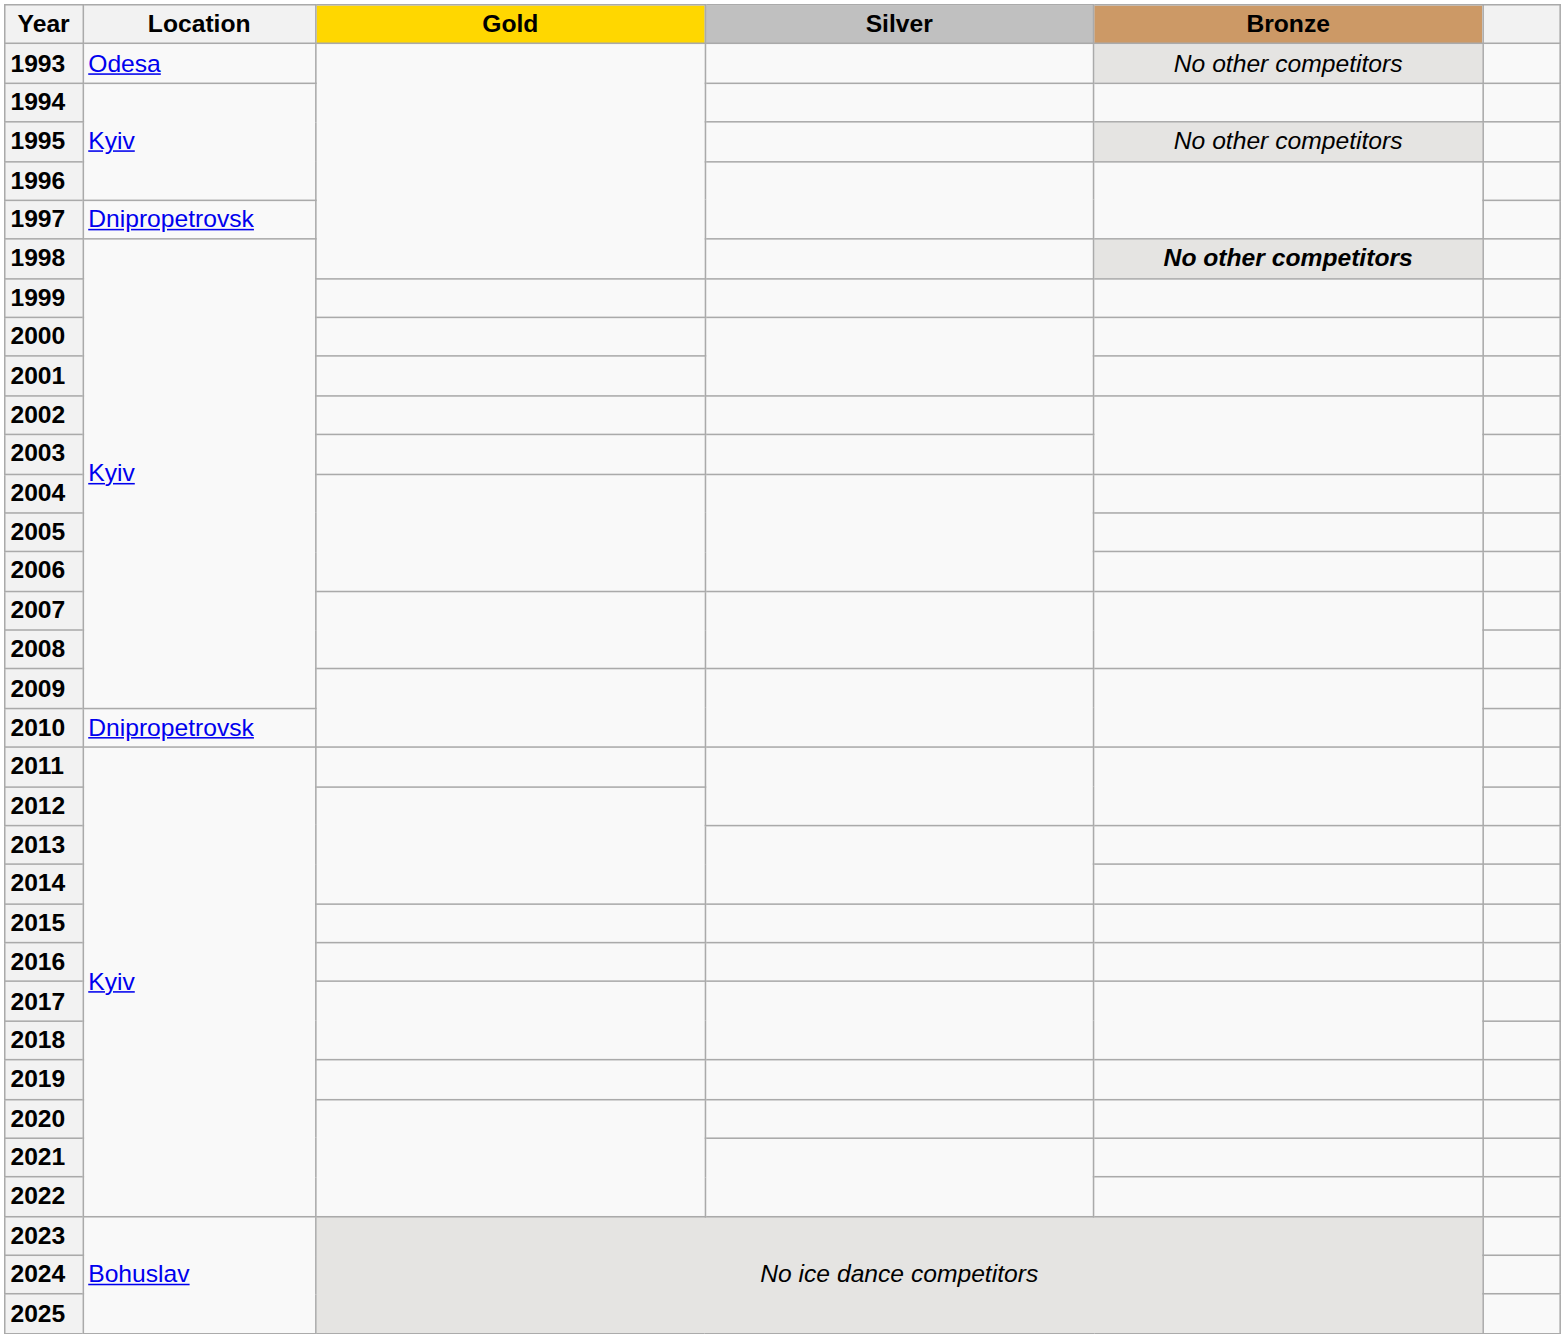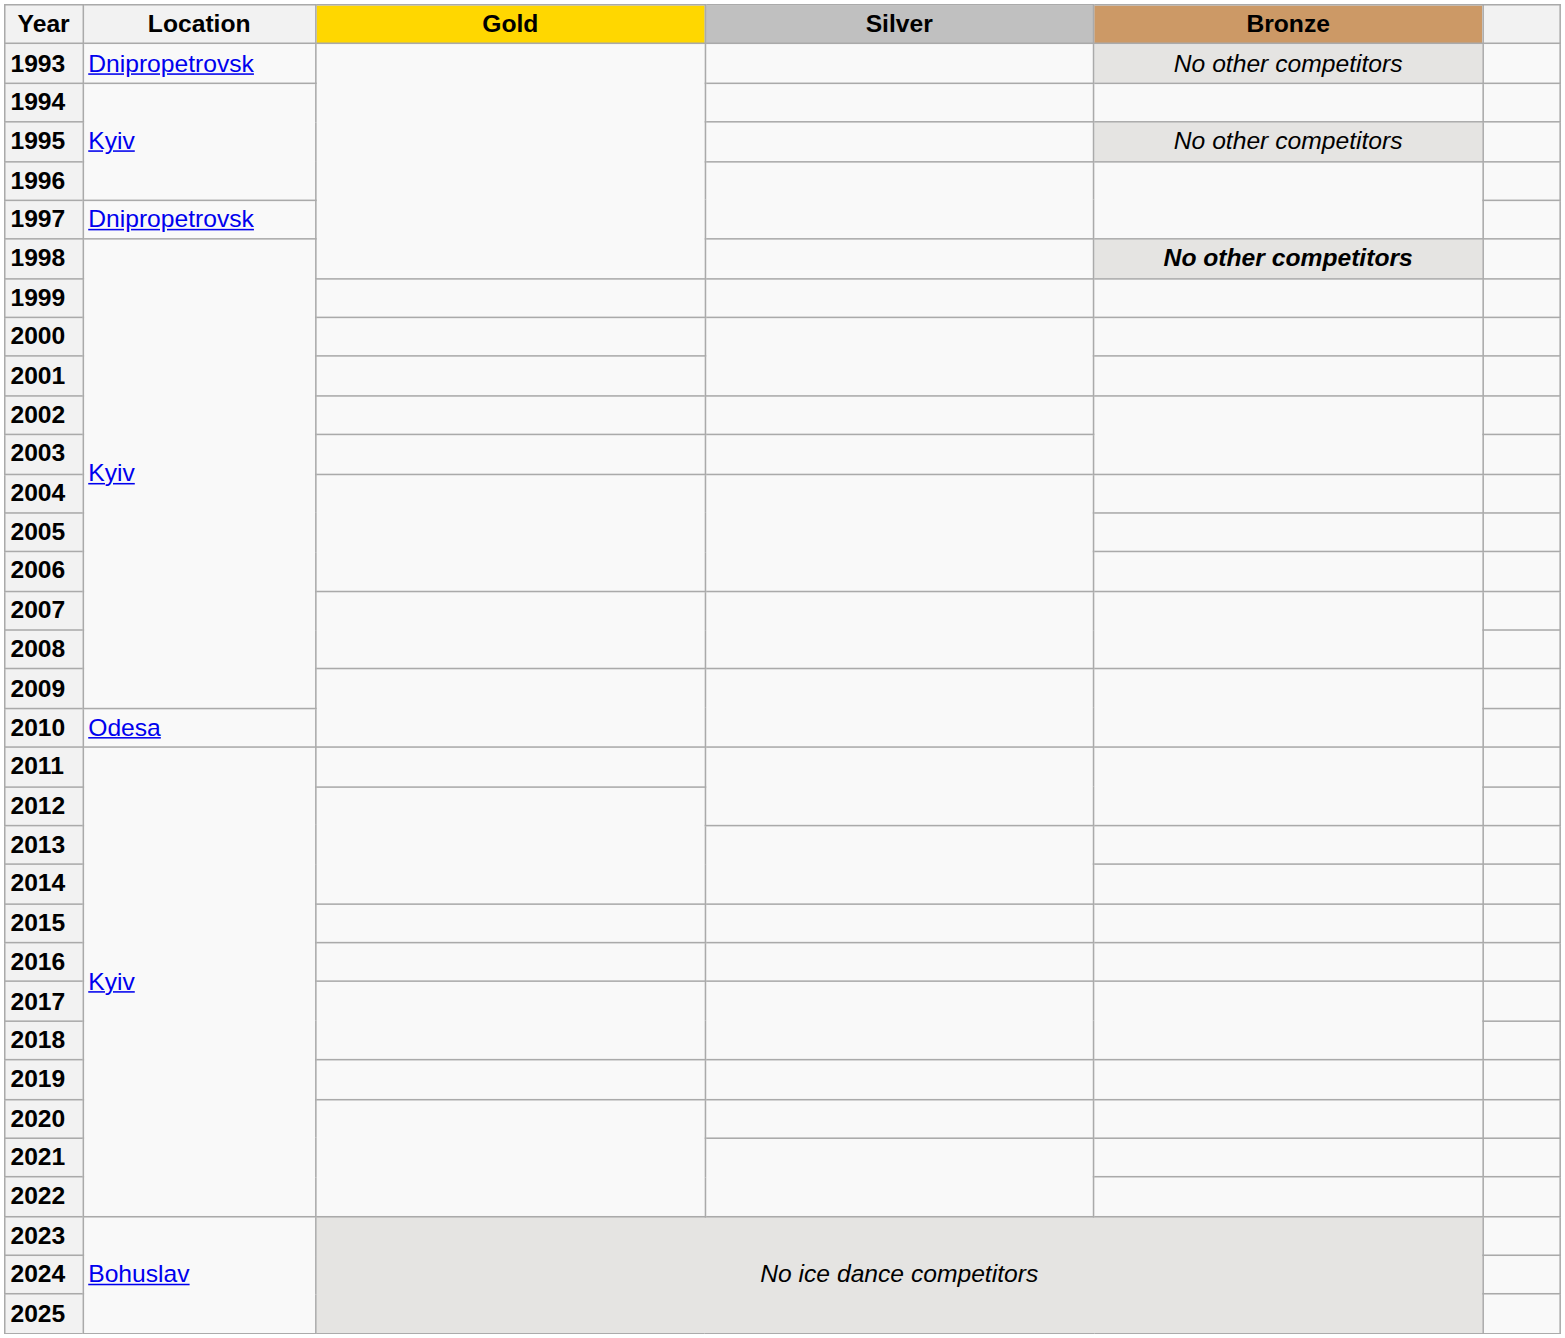(125, 63) Odesa -> (171, 63) Dnipropetrovsk
(171, 727) Dnipropetrovsk -> (125, 727) Odesa
